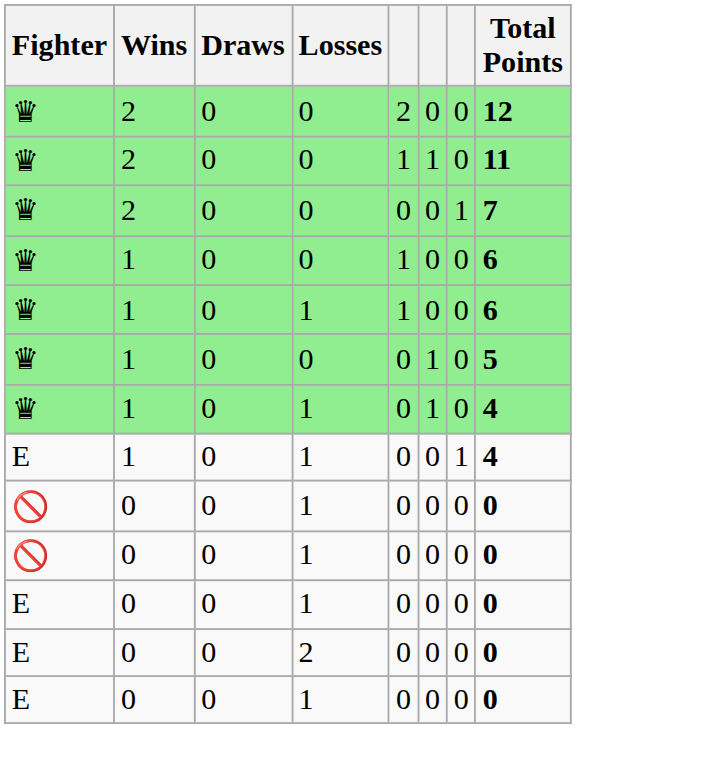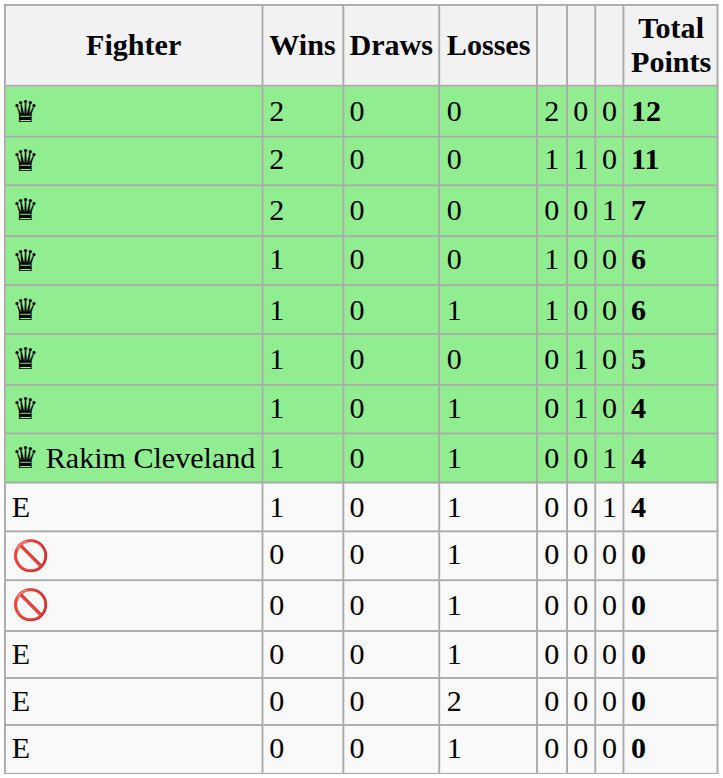+ row: (134, 458)
